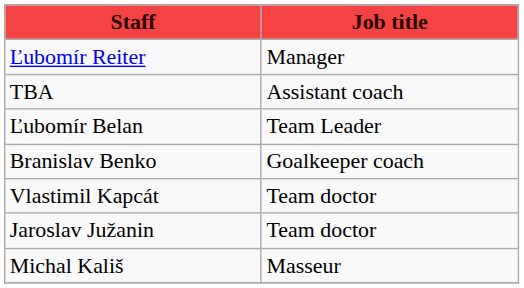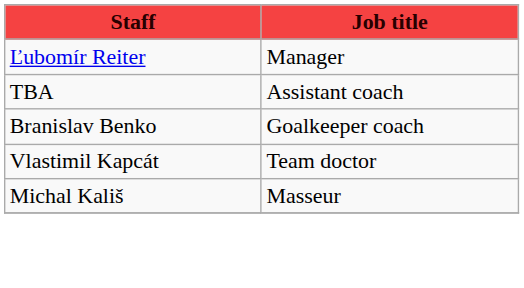- row: (76, 126)
- row: (82, 230)
